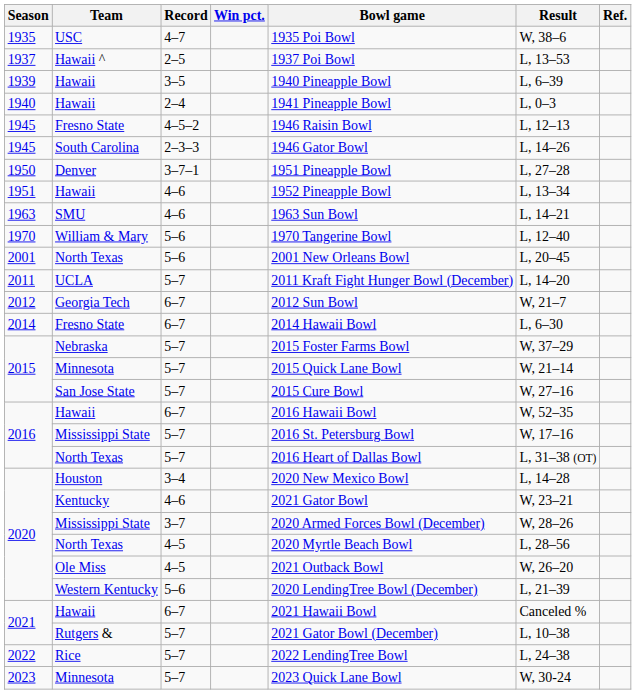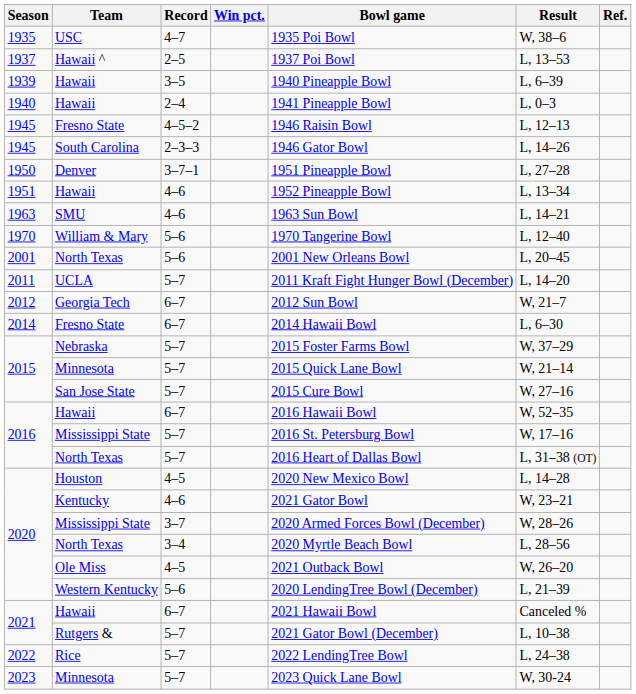(175, 479) 3–4 -> (175, 479) 4–5
(175, 545) 4–5 -> (175, 545) 3–4
